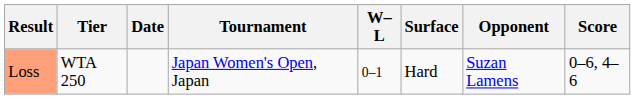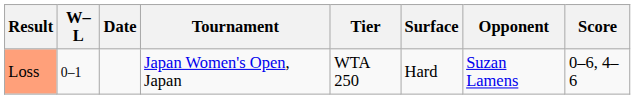columns swapped: (379, 26) <-> (92, 26)
